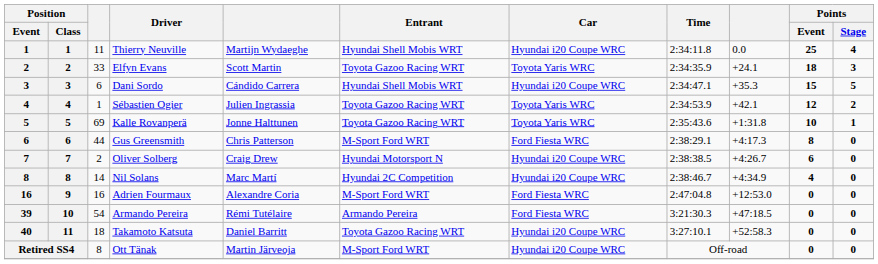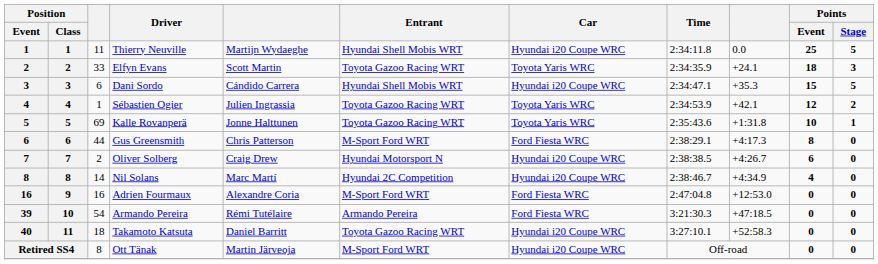(853, 49) 4 -> (853, 49) 5
